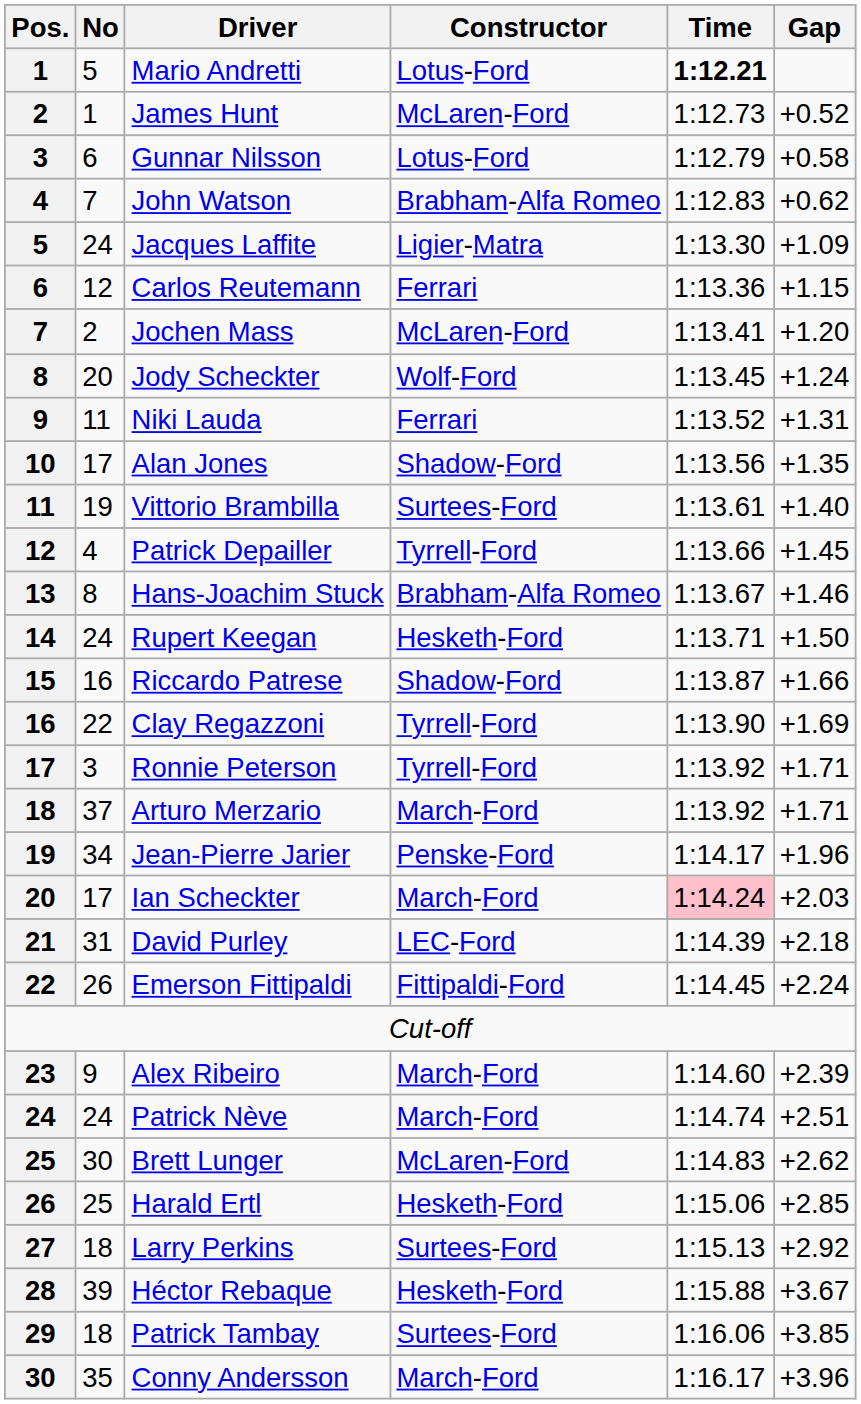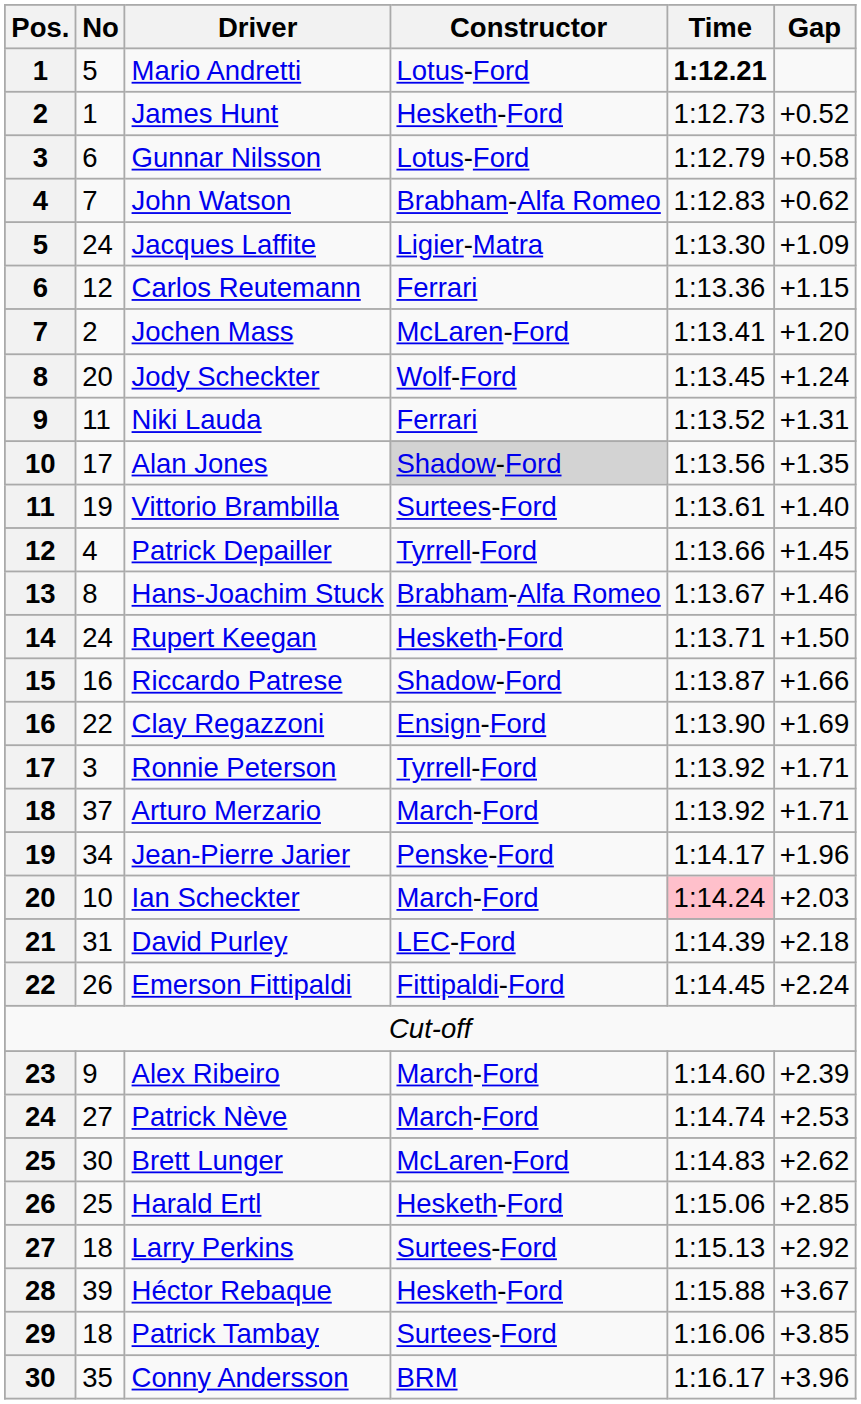(483, 114) McLaren-Ford -> (480, 114) Hesketh-Ford
(479, 462) no background -> (479, 462) lightgrey background
(467, 724) Tyrrell-Ford -> (471, 724) Ensign-Ford
(97, 898) 17 -> (97, 898) 10
(97, 1116) 24 -> (97, 1116) 27
(814, 1116) +2.51 -> (814, 1116) +2.53
(468, 1377) March-Ford -> (427, 1377) BRM
